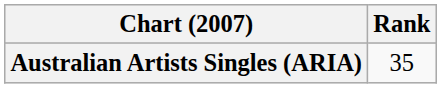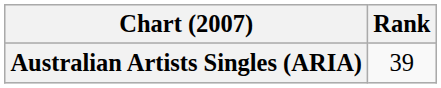(402, 62) 35 -> (402, 62) 39
